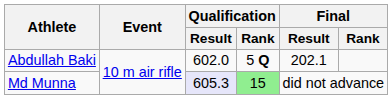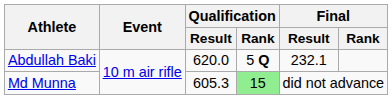(211, 60) 602.0 -> (211, 60) 620.0
(309, 60) 202.1 -> (309, 60) 232.1
(211, 83) lavender background -> (211, 83) no background
